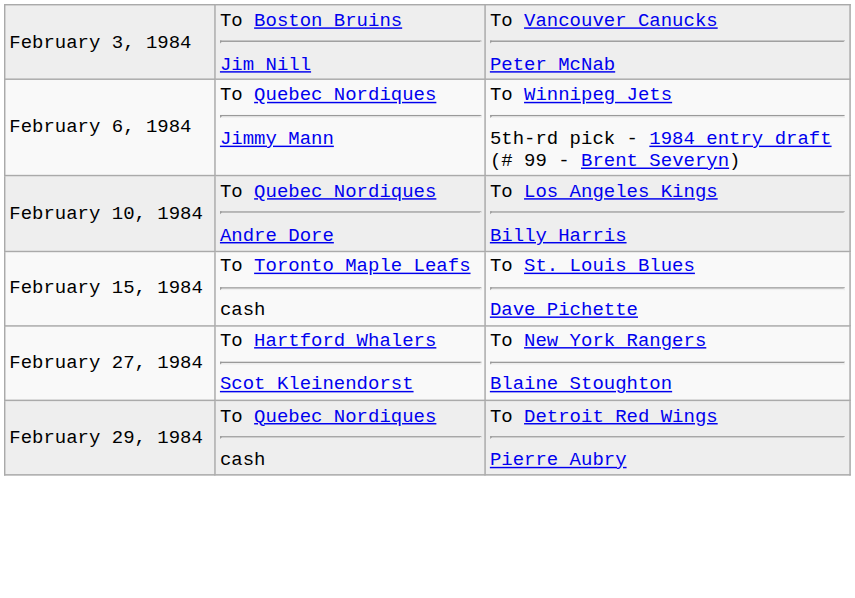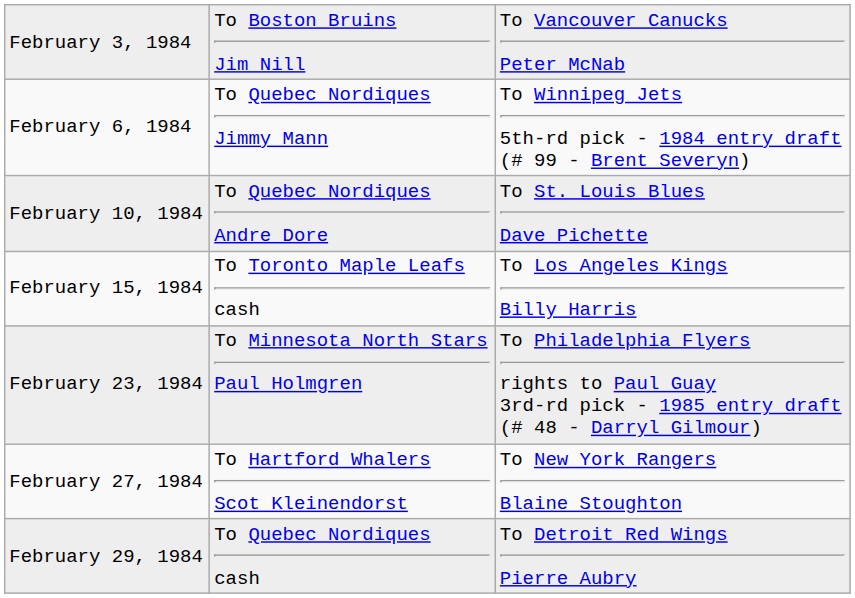(668, 213) To Los Angeles Kings Billy Harris -> (673, 213) To St. Louis Blues Dave Pichette
(668, 288) To St. Louis Blues Dave Pichette -> (673, 288) To Los Angeles Kings Billy Harris
+ row: (106, 385)
